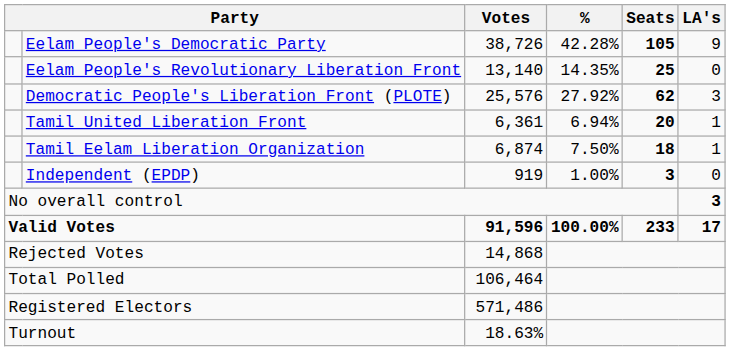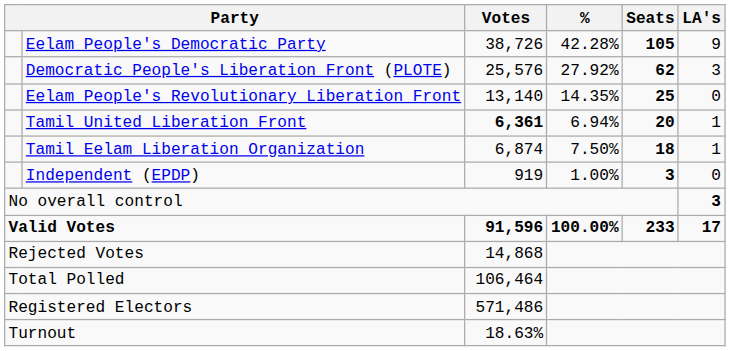rows swapped: (239, 97) <-> (243, 70)
(519, 123) normal -> (519, 123) bold
